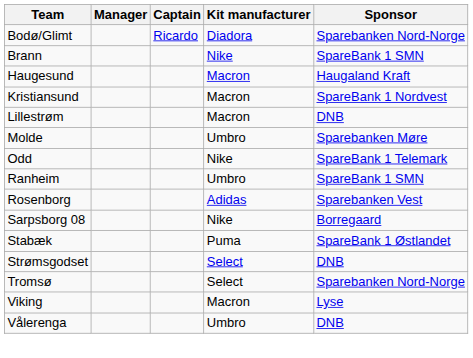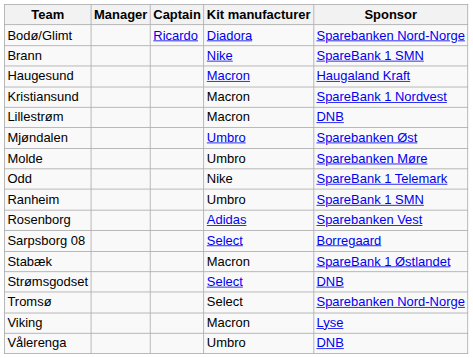+ row: (38, 138)
(220, 220) Nike -> (225, 240) Select
(224, 240) Puma -> (228, 261) Macron
